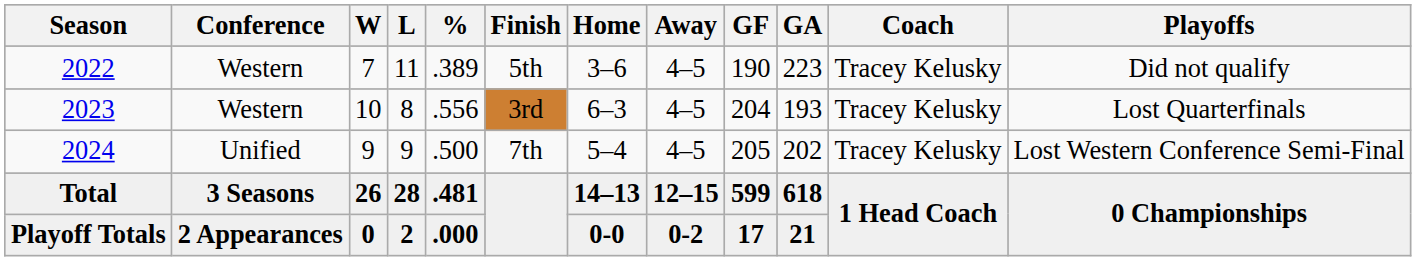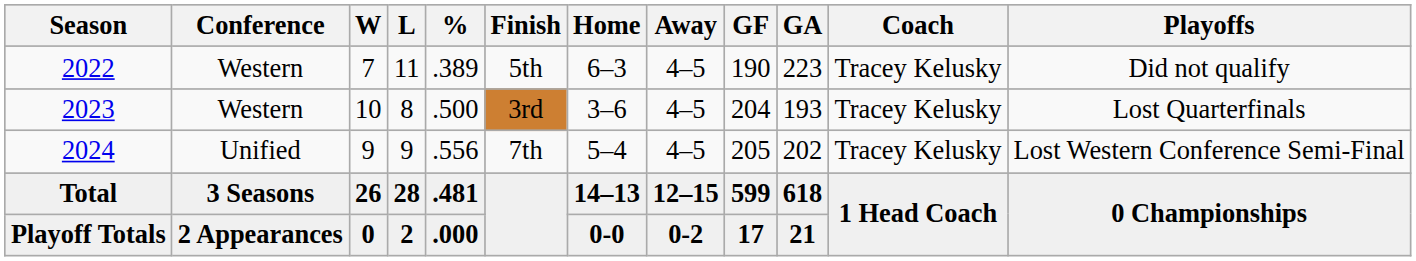(607, 67) 3–6 -> (607, 67) 6–3
(455, 109) .556 -> (455, 109) .500
(607, 109) 6–3 -> (607, 109) 3–6
(455, 151) .500 -> (455, 151) .556
